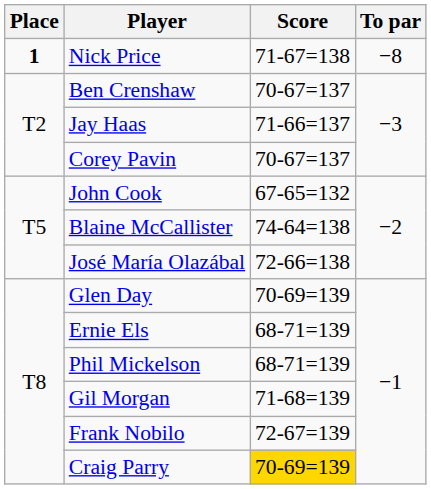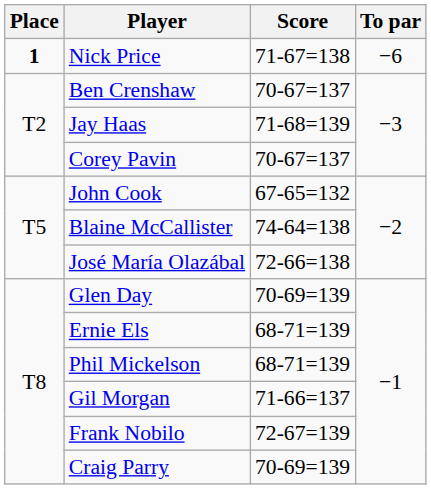(391, 55) −8 -> (391, 55) −6
(303, 124) 71-66=137 -> (303, 124) 71-68=139
(303, 398) 71-68=139 -> (303, 398) 71-66=137
(303, 466) gold background -> (303, 466) no background
